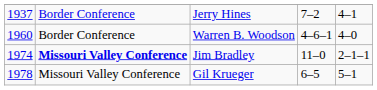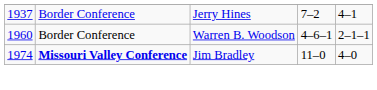(348, 34) 4–0 -> (354, 34) 2–1–1
(354, 54) 2–1–1 -> (348, 54) 4–0
- row: (223, 74)
